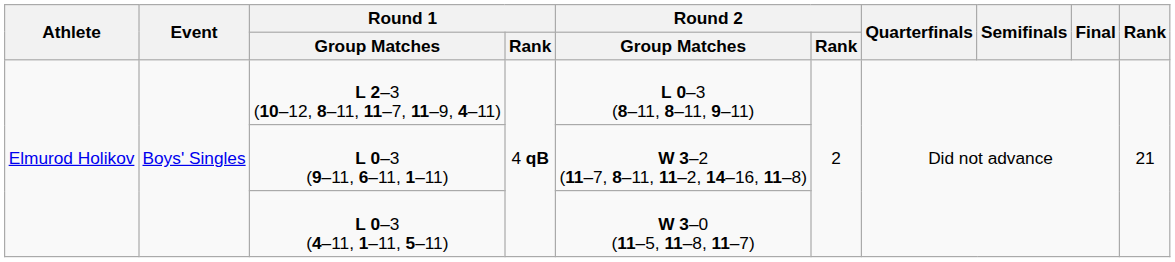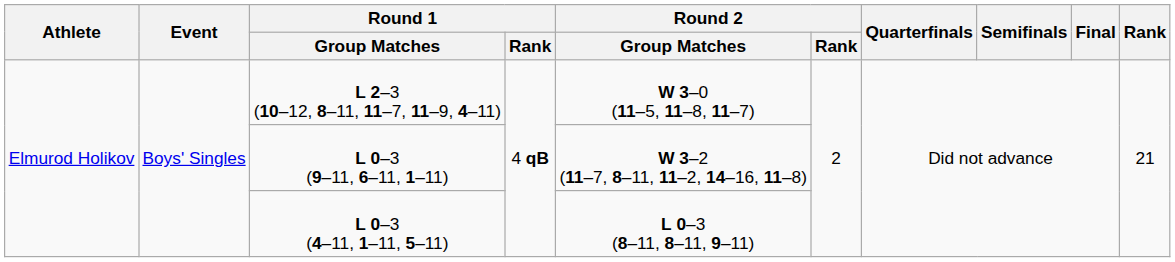(683, 102) L 0–3 (8–11, 8–11, 9–11) -> (683, 102) W 3–0 (11–5, 11–8, 11–7)
(683, 233) W 3–0 (11–5, 11–8, 11–7) -> (683, 233) L 0–3 (8–11, 8–11, 9–11)
